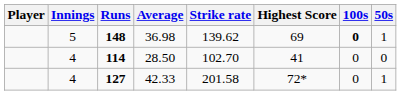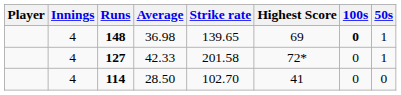(73, 36) 5 -> (73, 36) 4
(220, 36) 139.62 -> (220, 36) 139.65
rows swapped: (115, 79) <-> (115, 57)
